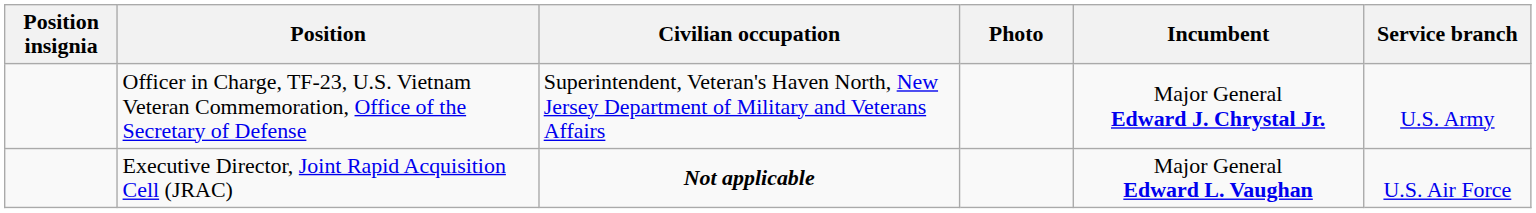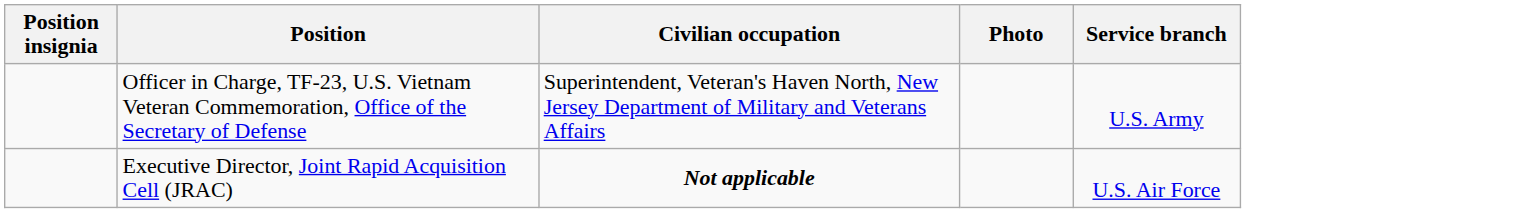- column: (1218, 34)
